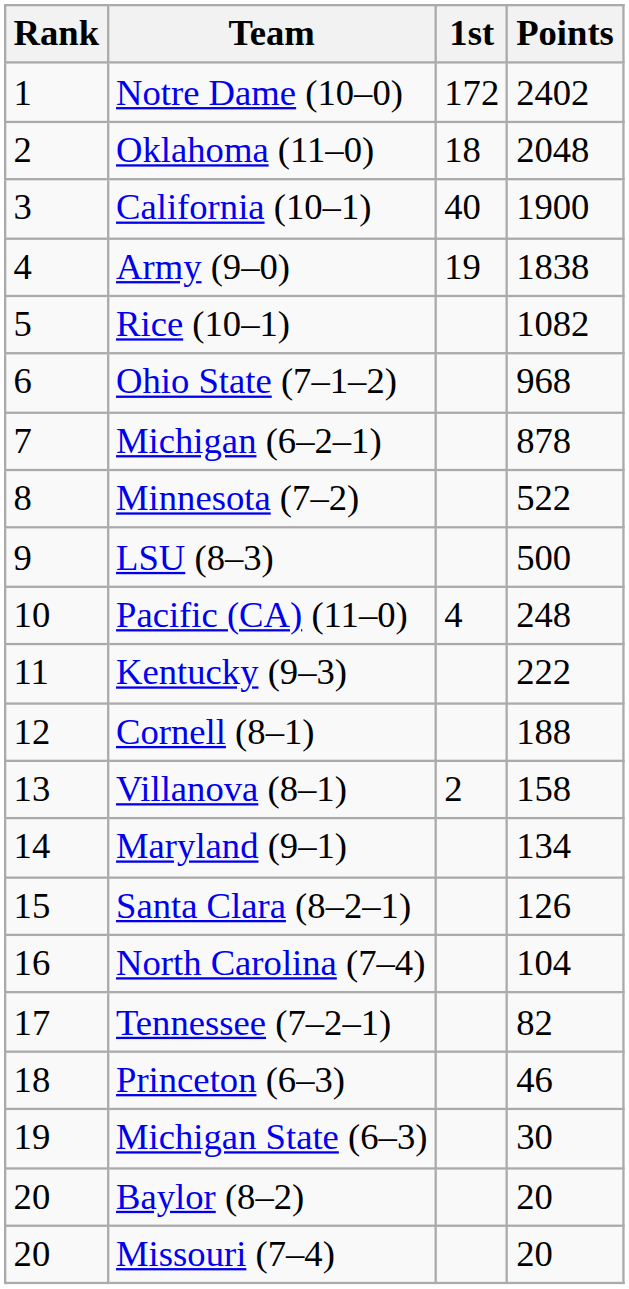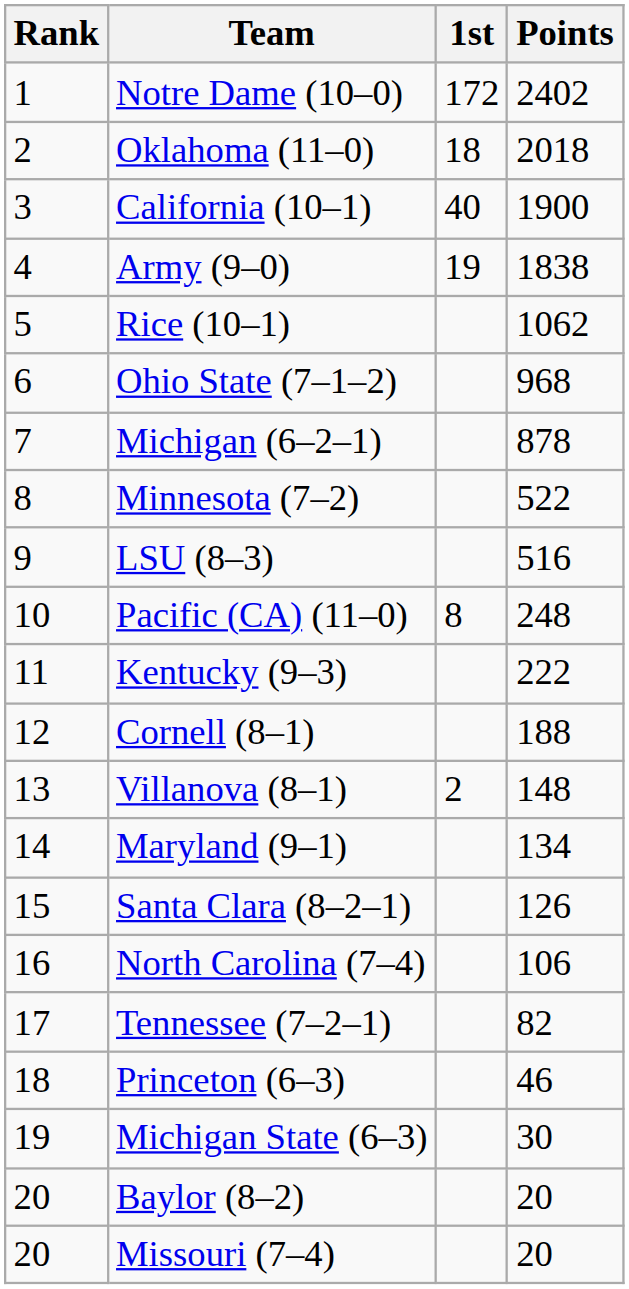(553, 149) 2048 -> (553, 149) 2018
(553, 324) 1082 -> (553, 324) 1062
(544, 556) 500 -> (544, 556) 516
(453, 614) 4 -> (453, 614) 8
(544, 788) 158 -> (544, 788) 148
(544, 963) 104 -> (544, 963) 106
